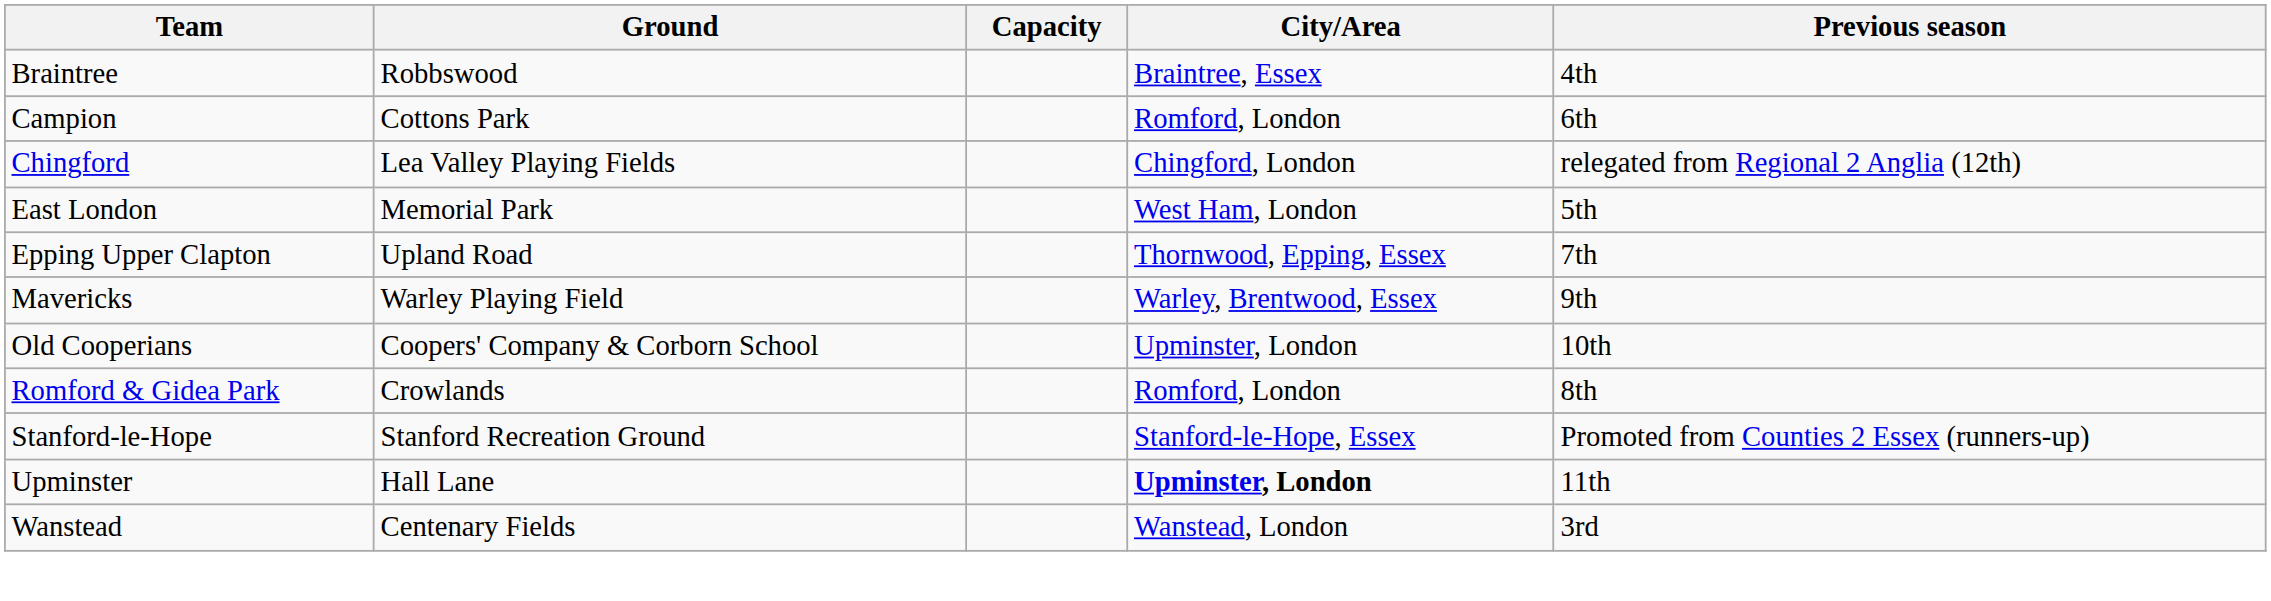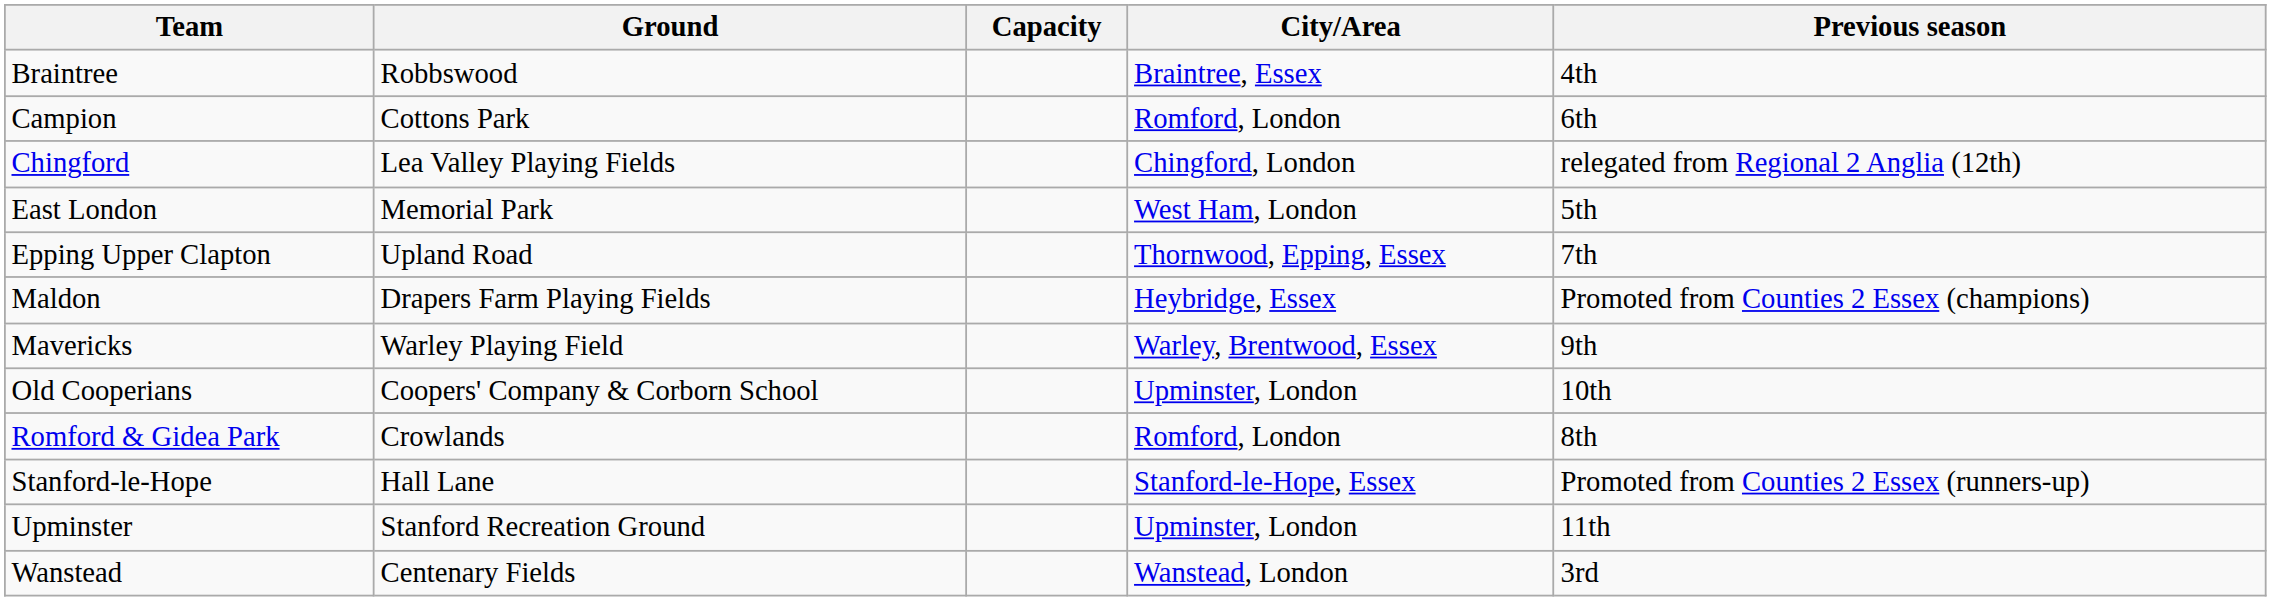+ row: (56, 299)
(543, 436) Stanford Recreation Ground -> (437, 481) Hall Lane
(437, 481) Hall Lane -> (543, 526) Stanford Recreation Ground
(1253, 481) bold -> (1246, 526) normal
